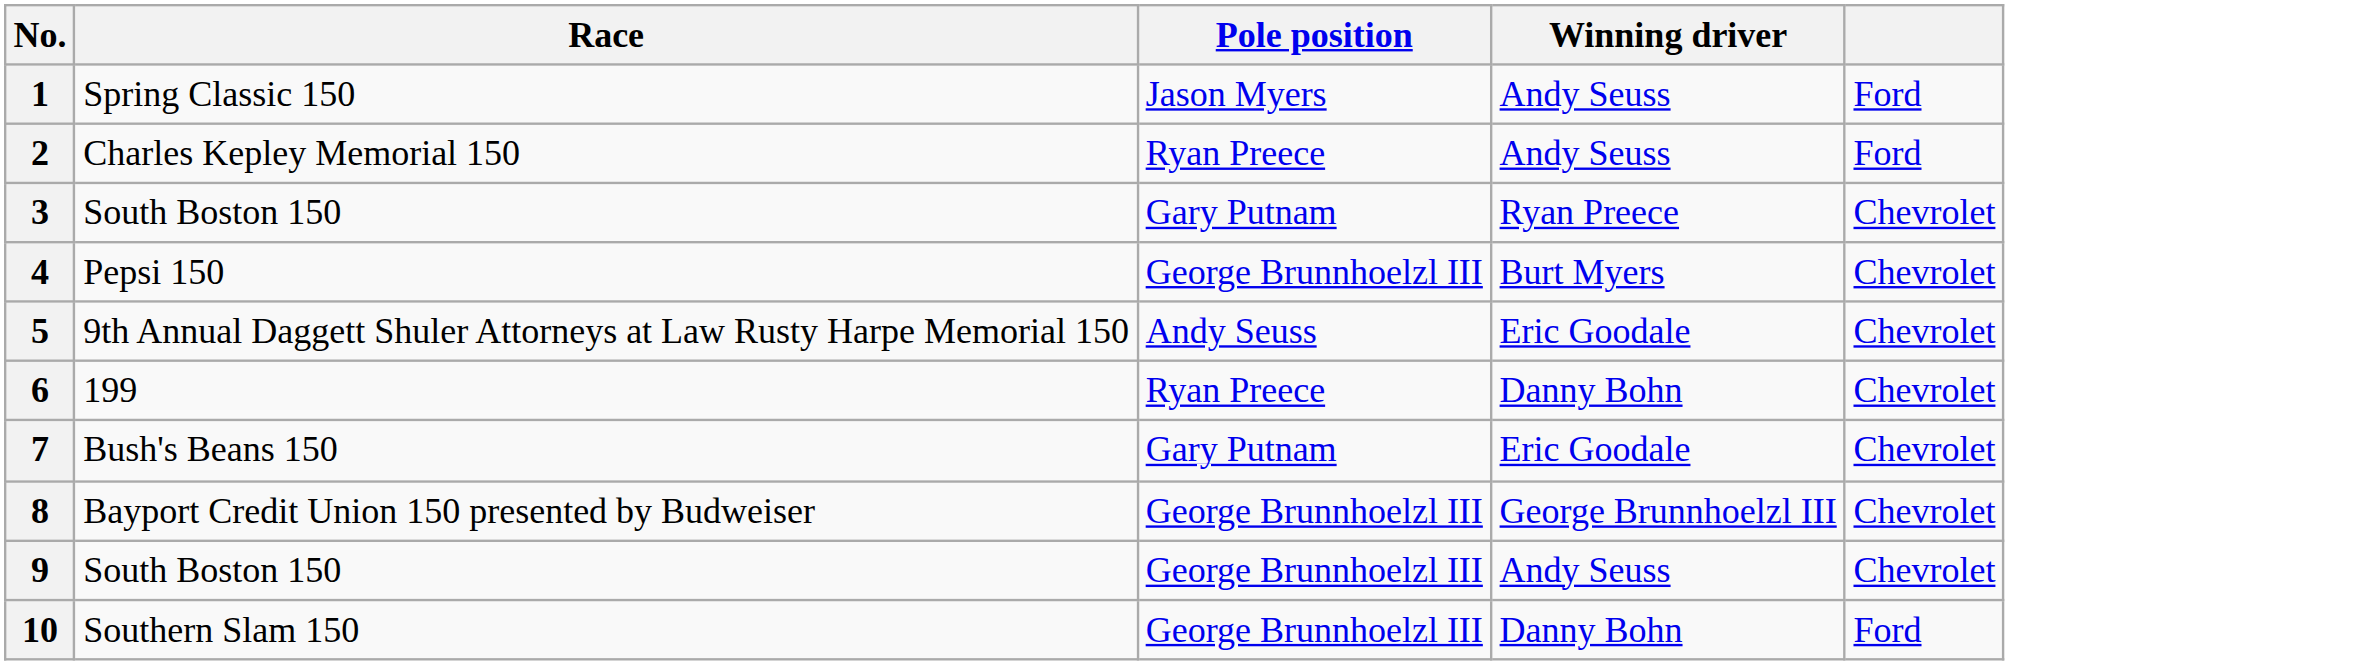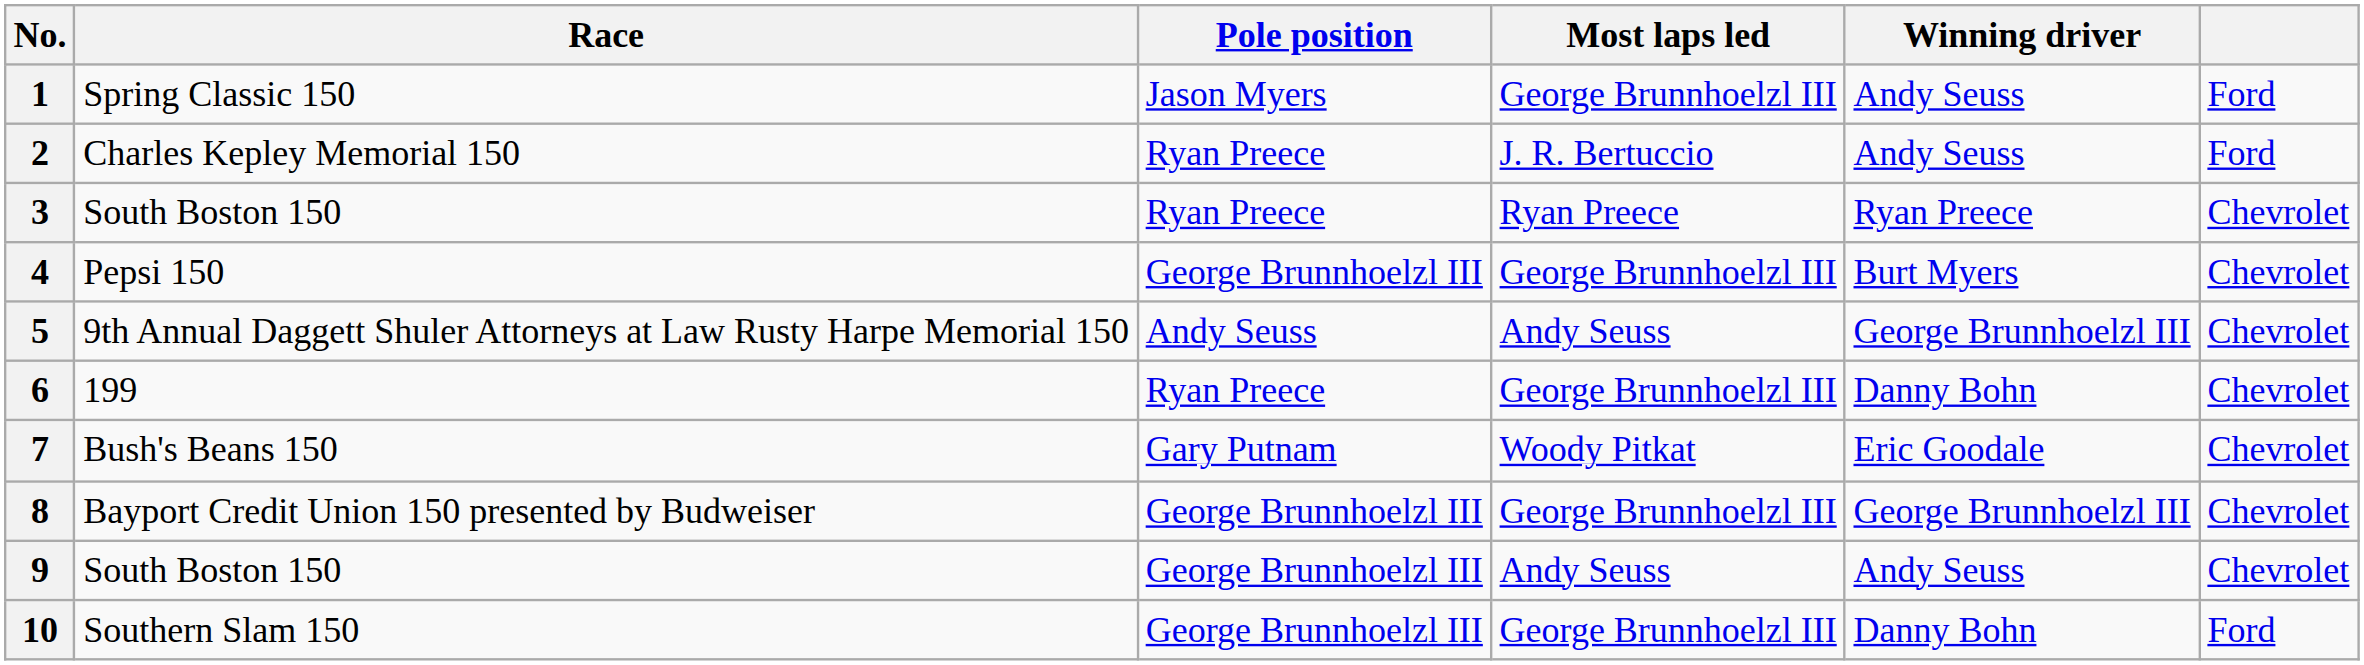+ column: (1668, 34)
(1241, 212) Gary Putnam -> (1235, 212) Ryan Preece
(1595, 331) Eric Goodale -> (2022, 331) George Brunnhoelzl III
